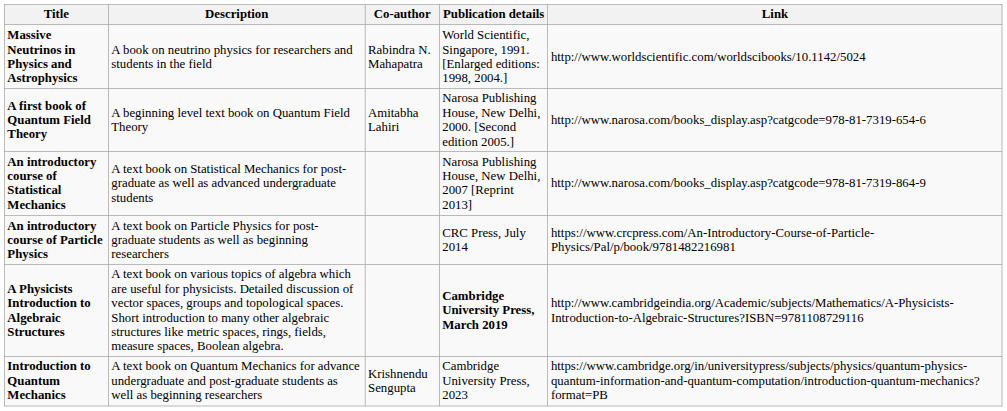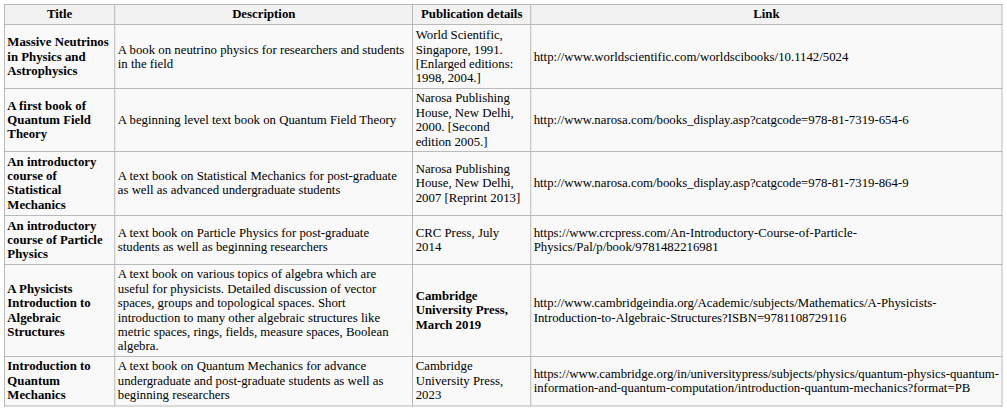- column: (402, 14)
